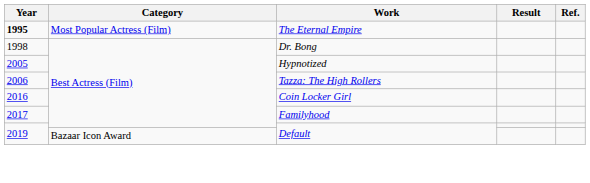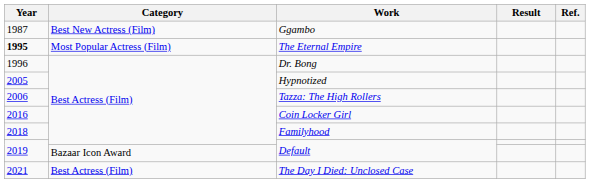+ row: (103, 29)
(17, 46) 1998 -> (17, 63) 1996
(17, 114) 2017 -> (17, 131) 2018
+ row: (92, 169)
